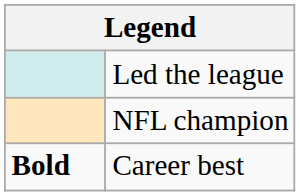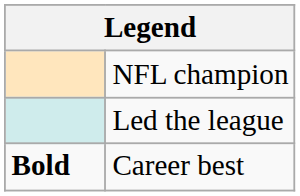rows swapped: (198, 73) <-> (200, 119)
